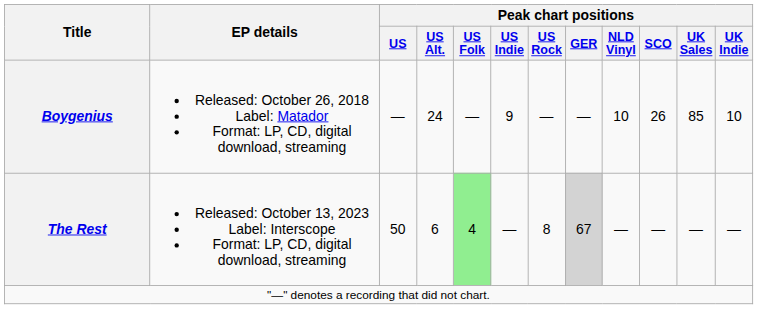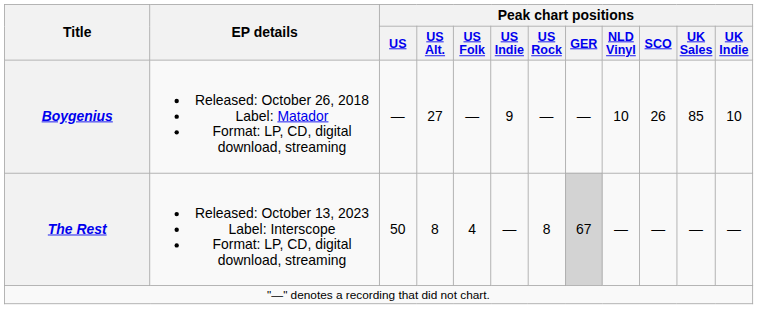(435, 116) 24 -> (435, 116) 27
(435, 229) 6 -> (435, 229) 8
(472, 229) lightgreen background -> (472, 229) no background
